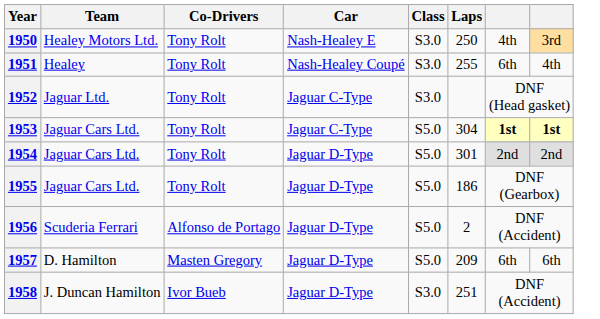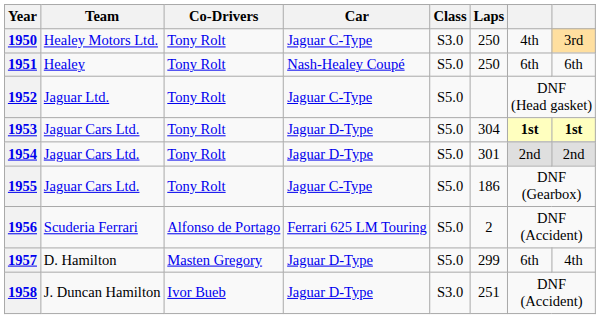(331, 40) Nash-Healey E -> (330, 40) Jaguar C-Type
(428, 64) S3.0 -> (450, 64) S5.0
(467, 64) 255 -> (489, 64) 250
(551, 64) 4th -> (574, 64) 6th
(428, 97) S3.0 -> (450, 97) S5.0
(330, 130) Jaguar C-Type -> (330, 130) Jaguar D-Type
(330, 186) Jaguar D-Type -> (330, 186) Jaguar C-Type
(330, 227) Jaguar D-Type -> (357, 227) Ferrari 625 LM Touring
(467, 260) 209 -> (489, 260) 299
(551, 260) 6th -> (574, 260) 4th
